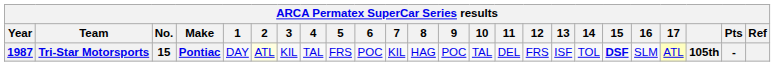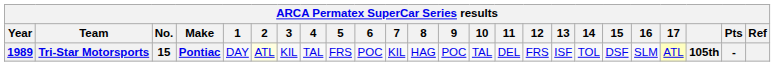(20, 52) 1987 -> (20, 52) 1989
(617, 52) bold -> (617, 52) normal
